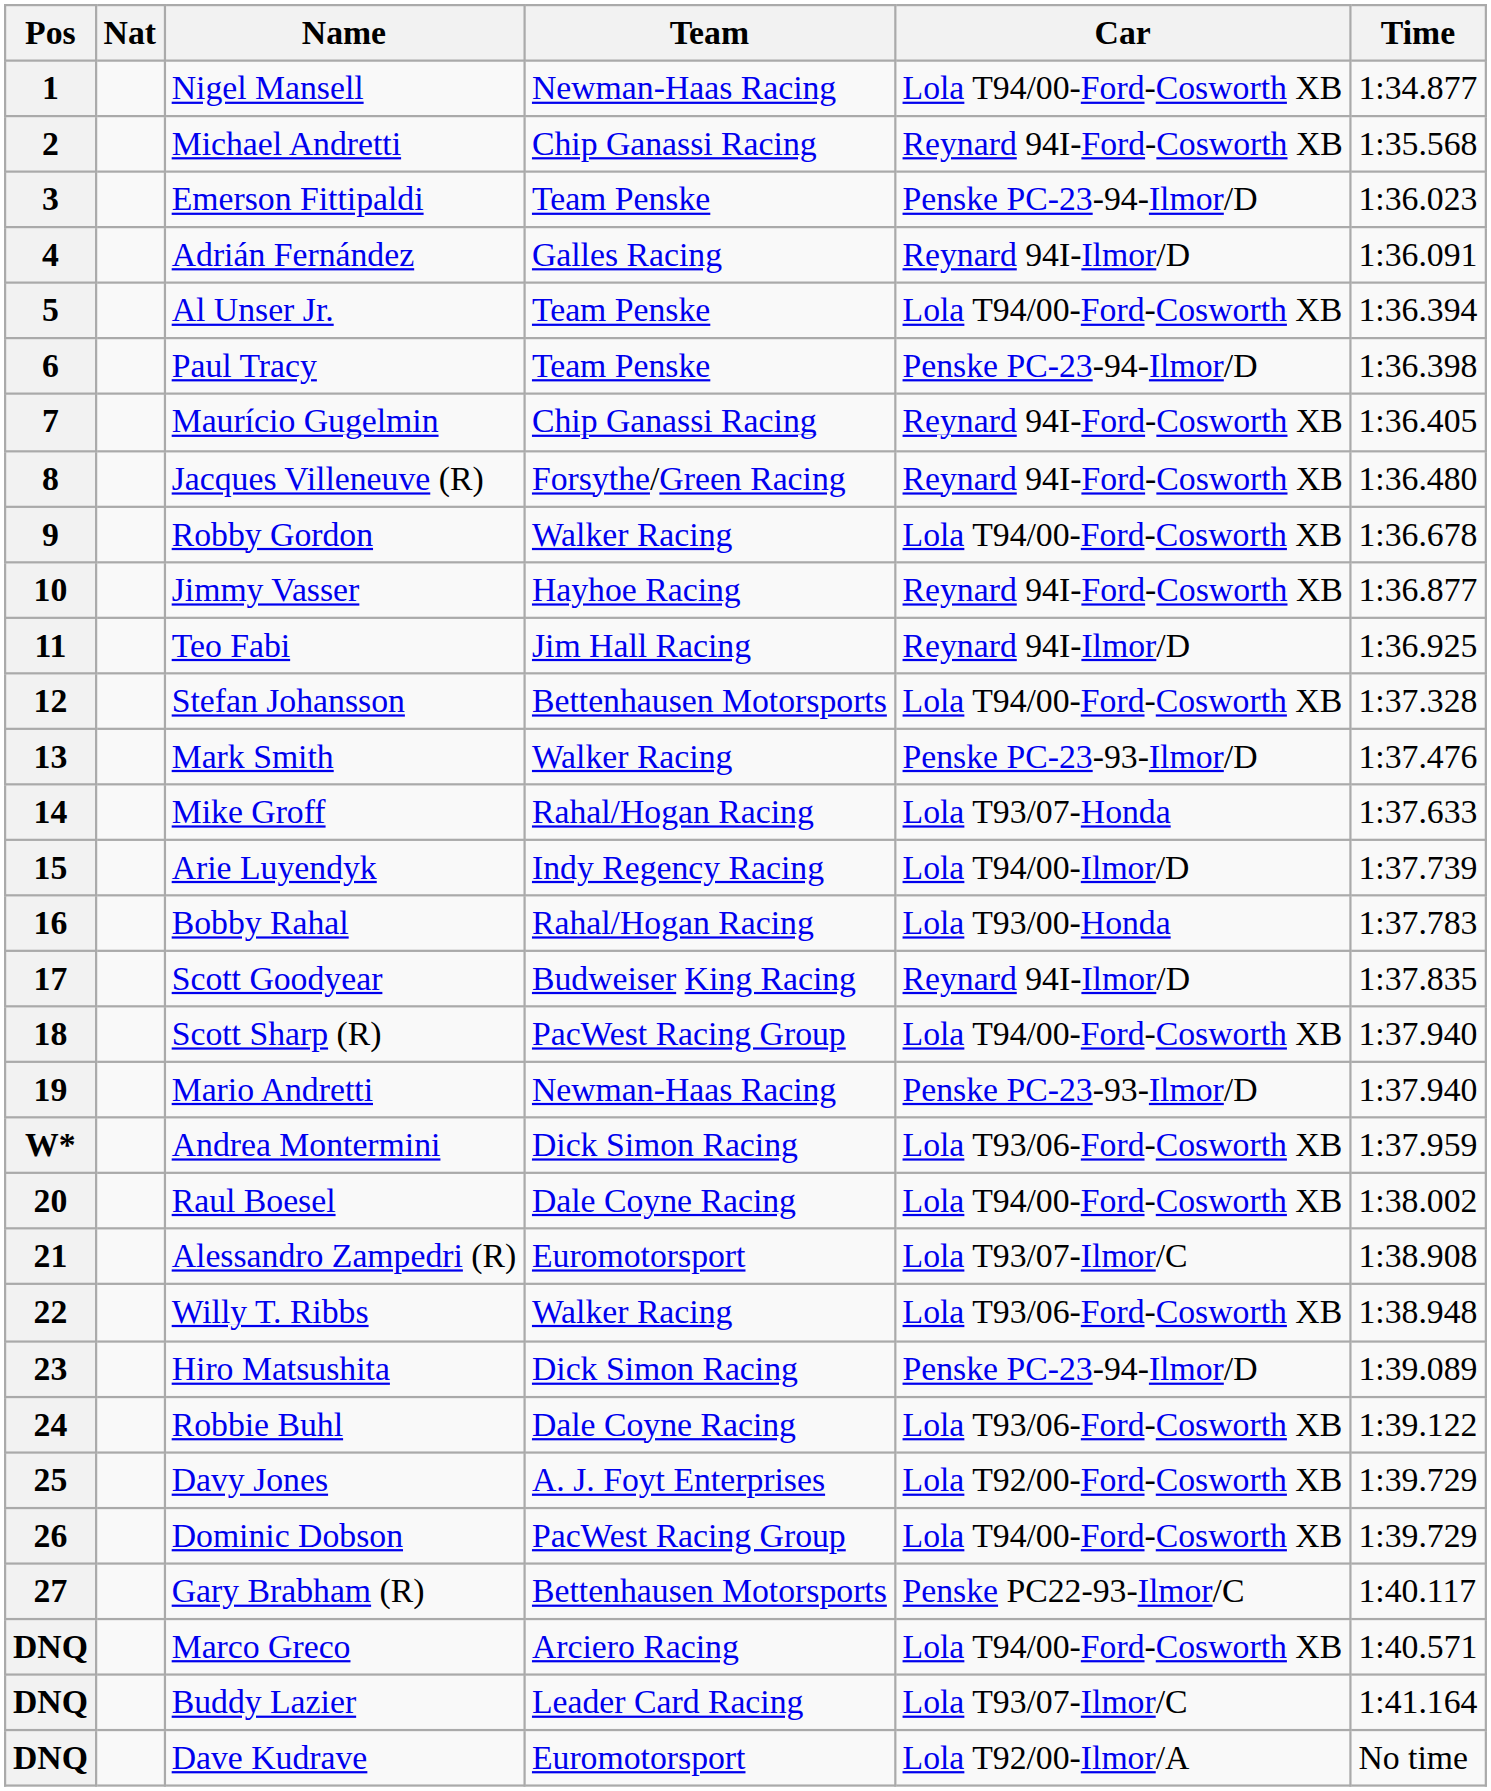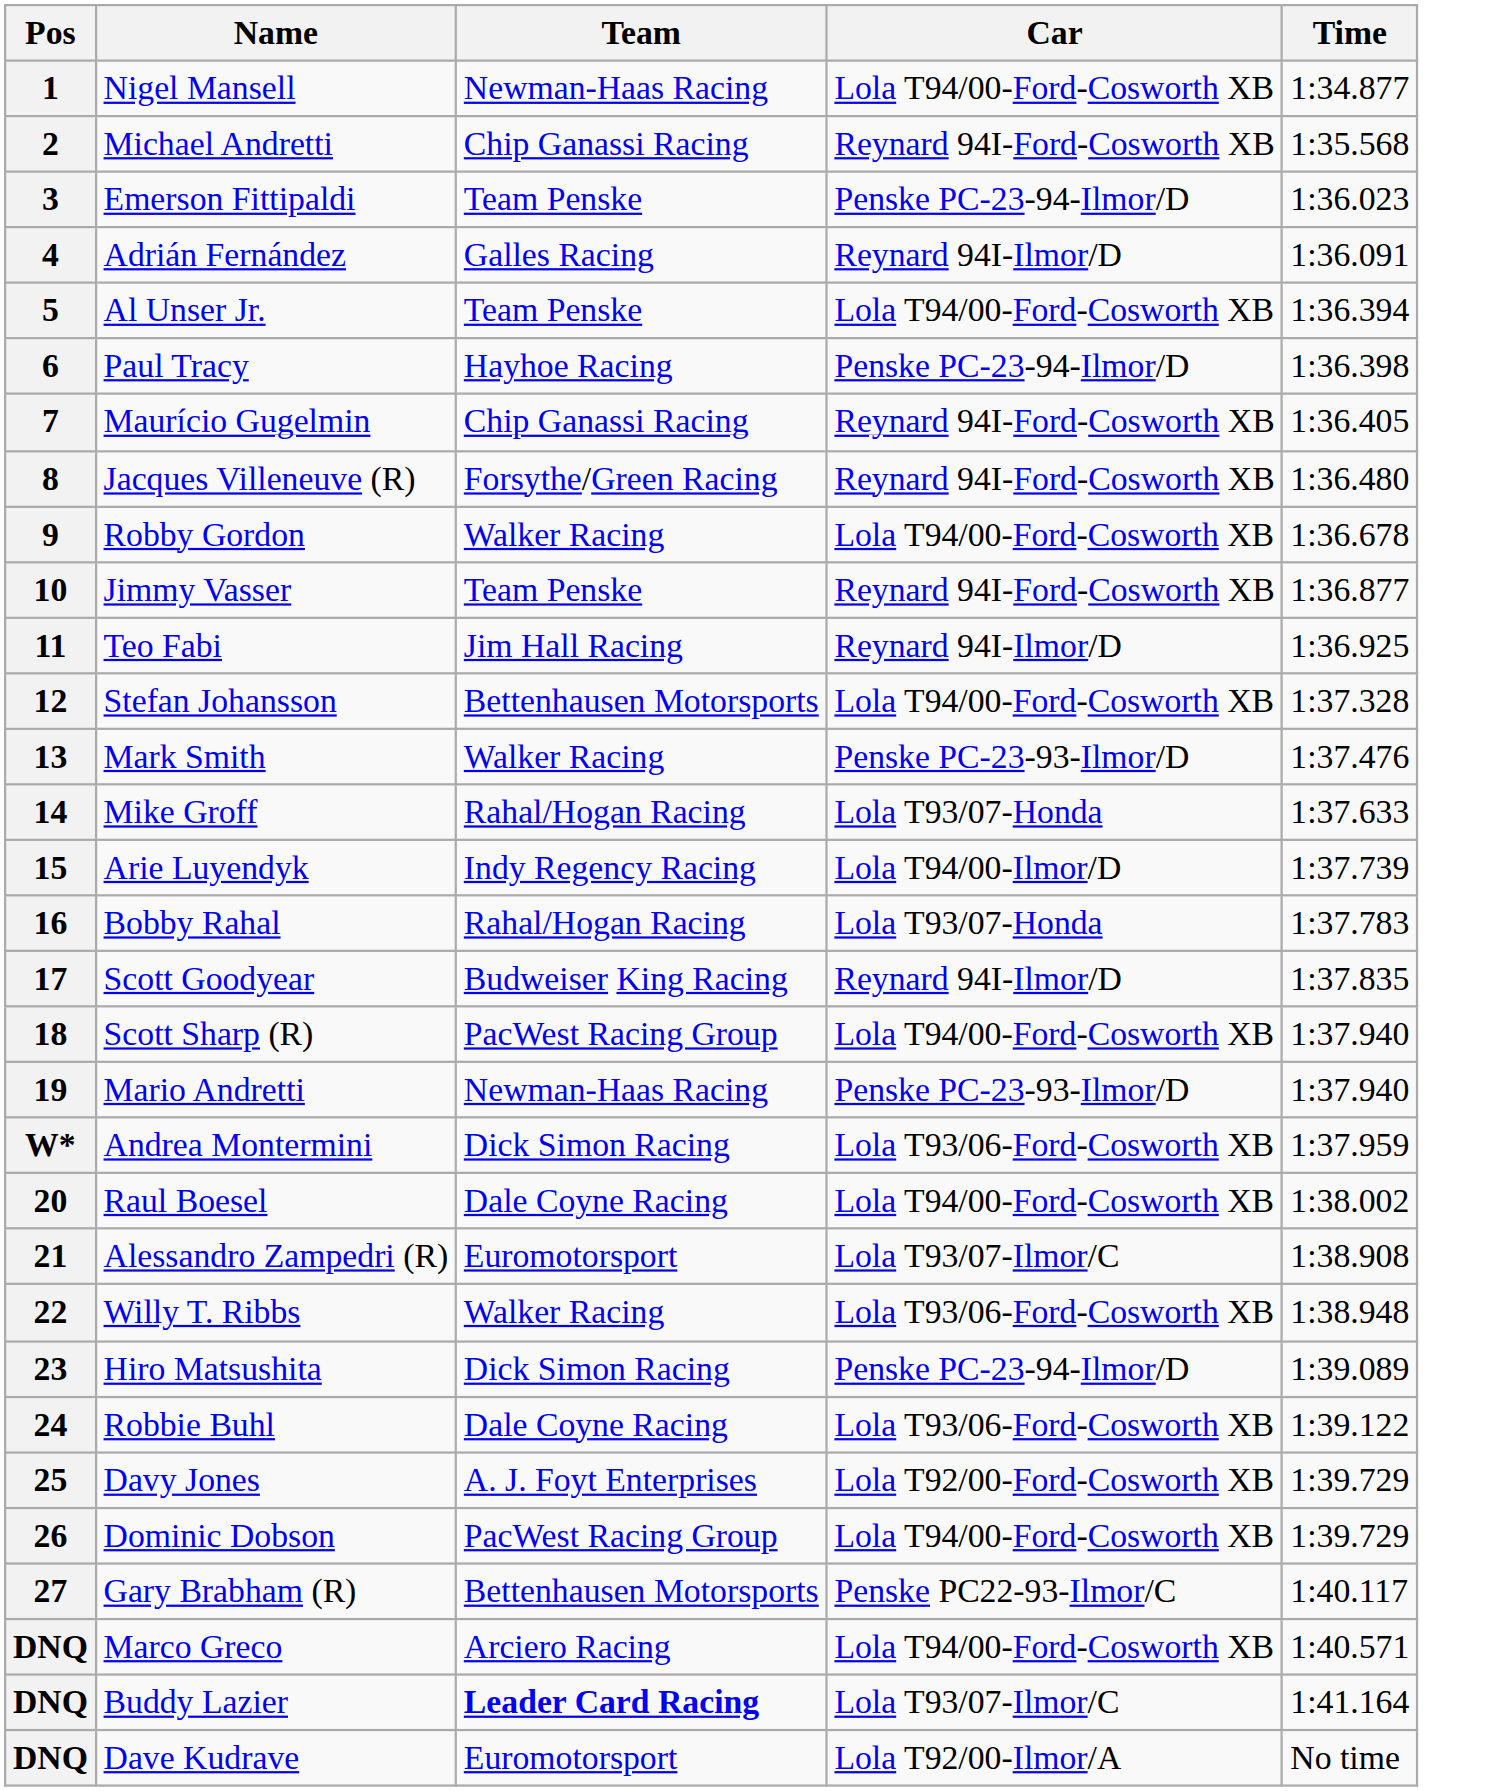- column: (130, 32)
(621, 366) Team Penske -> (568, 366) Hayhoe Racing
(636, 588) Hayhoe Racing -> (553, 588) Team Penske
(1037, 922) Lola T93/00-Honda -> (969, 922) Lola T93/07-Honda
(668, 1701) normal -> (611, 1701) bold
